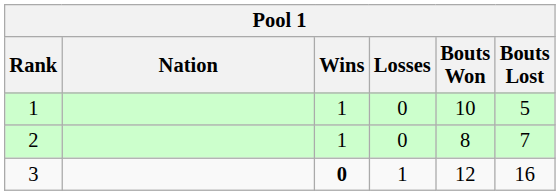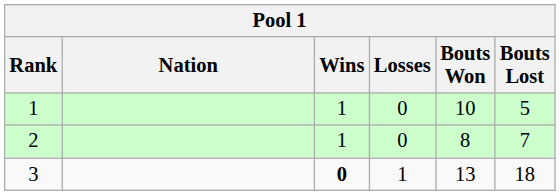(465, 173) 12 -> (465, 173) 13
(525, 173) 16 -> (525, 173) 18
